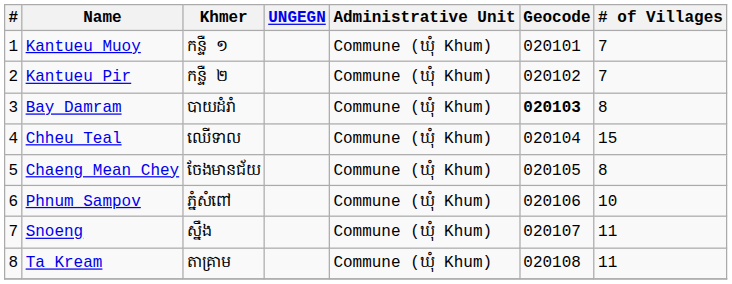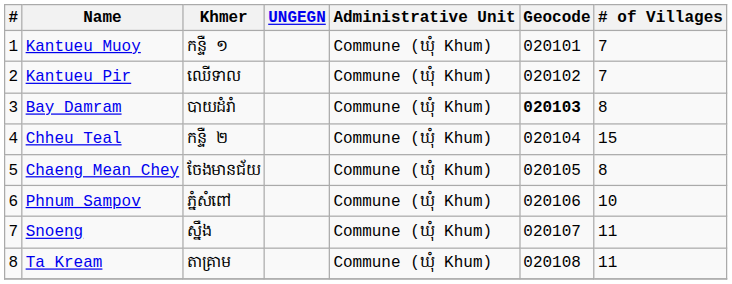(208, 77) កន្ទឺ ២ -> (214, 77) ឈើទាល
(214, 139) ឈើទាល -> (208, 139) កន្ទឺ ២
